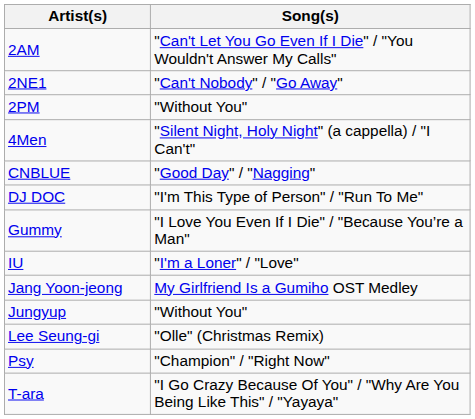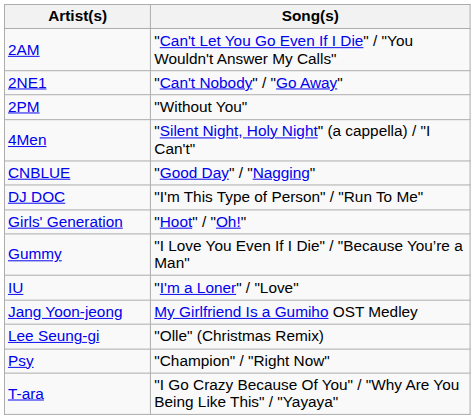+ row: (65, 221)
- row: (37, 312)
